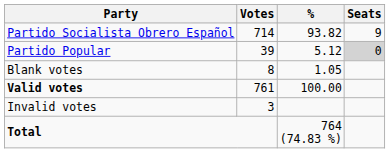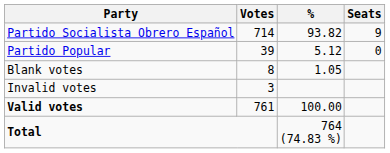(378, 51) lightgrey background -> (378, 51) no background
rows swapped: (45, 88) <-> (52, 107)
